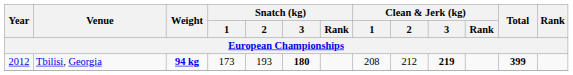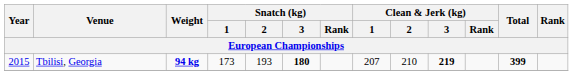(19, 62) 2012 -> (19, 62) 2015
(372, 62) 208 -> (372, 62) 207
(409, 62) 212 -> (409, 62) 210
